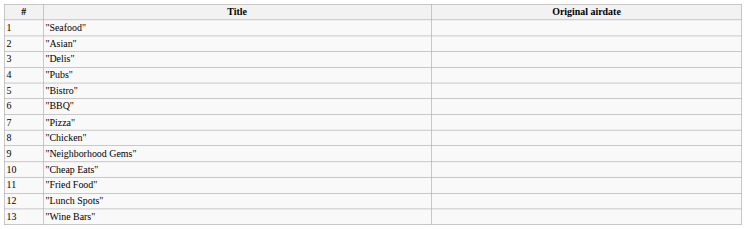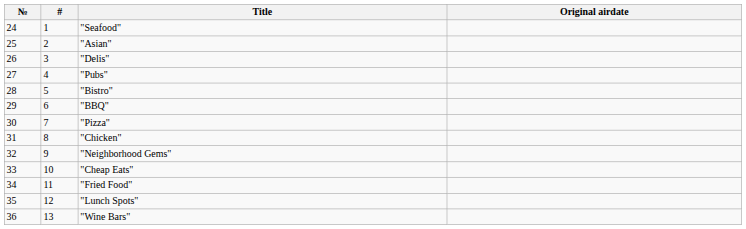+ column: (23, 12)
